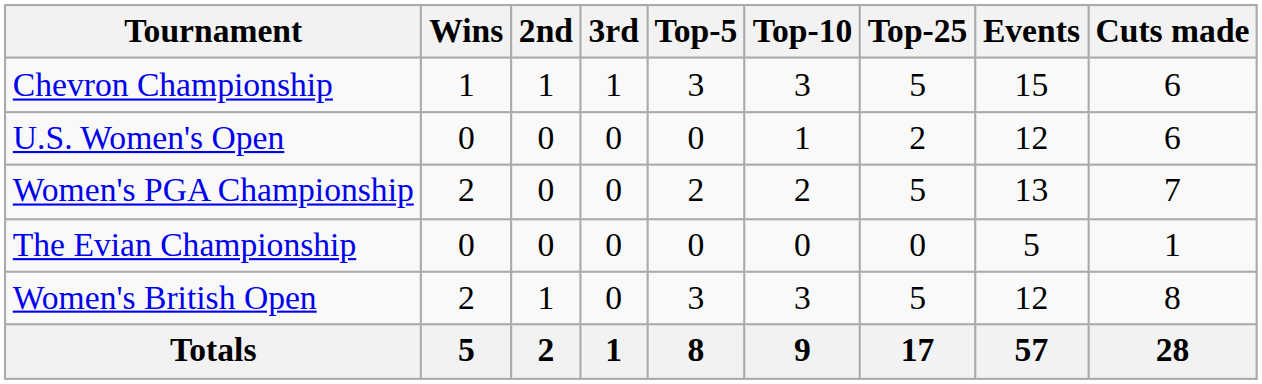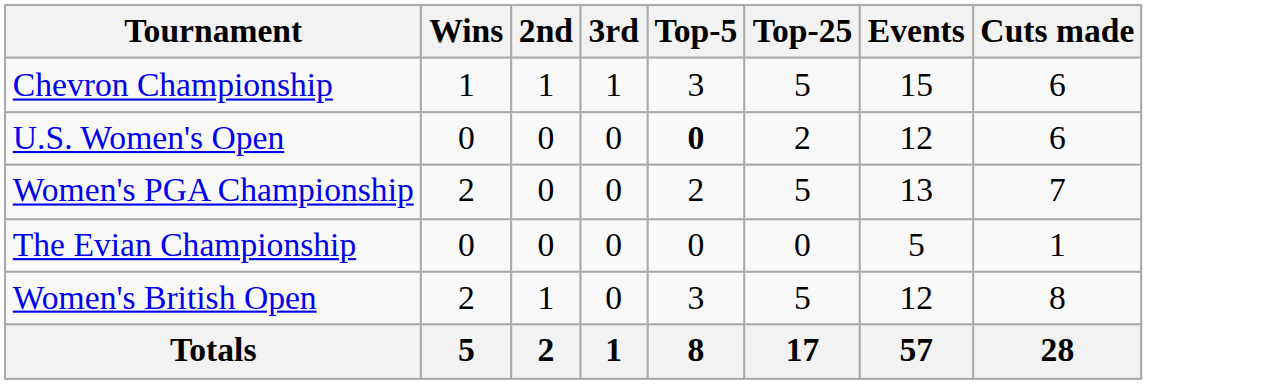- column: (802, 31)
(696, 137) normal -> (696, 137) bold
